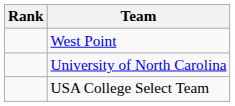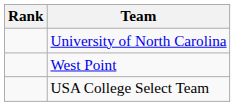rows swapped: (138, 64) <-> (83, 40)
